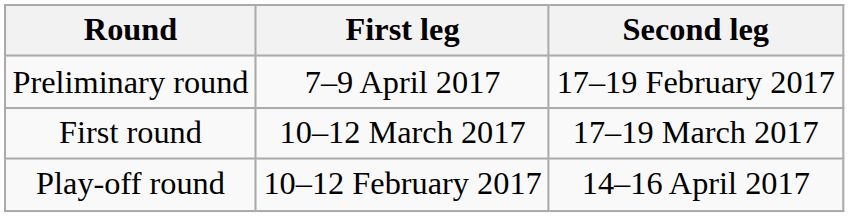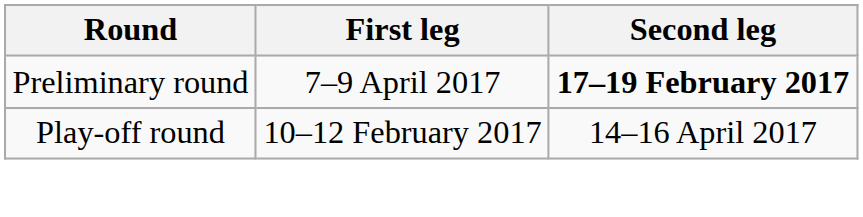(696, 81) normal -> (703, 81) bold
- row: (130, 132)
